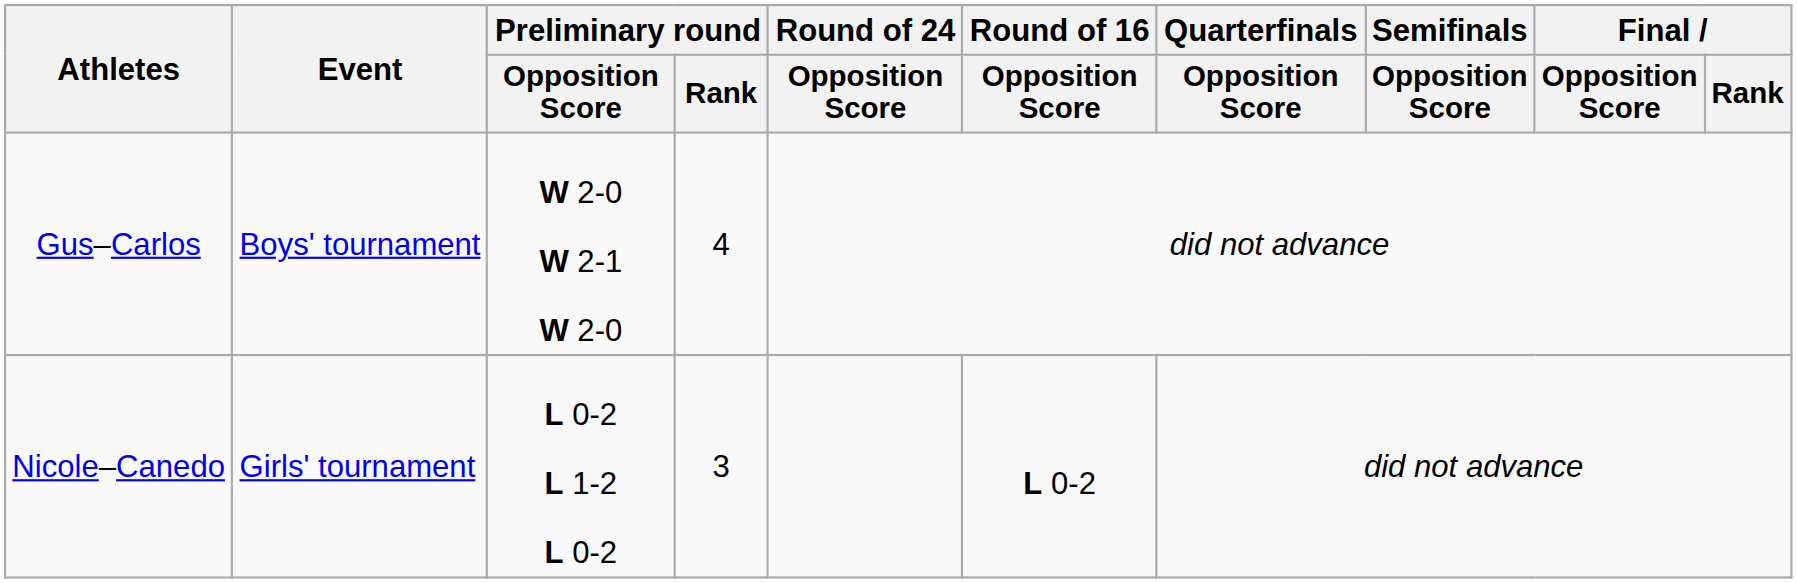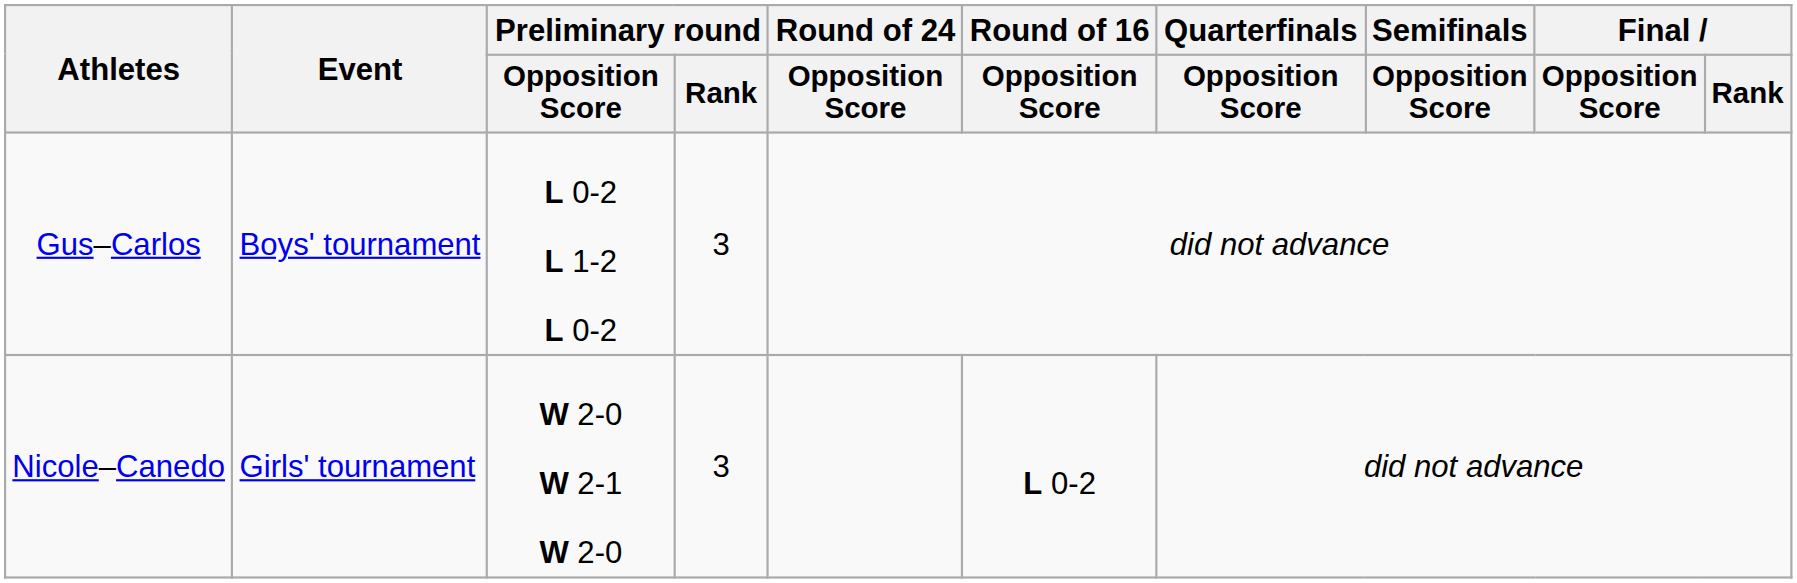(581, 262) W 2-0 W 2-1 W 2-0 -> (581, 262) L 0-2 L 1-2 L 0-2
(721, 244) 4 -> (721, 244) 3
(581, 484) L 0-2 L 1-2 L 0-2 -> (581, 484) W 2-0 W 2-1 W 2-0
